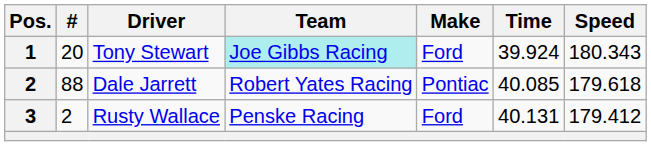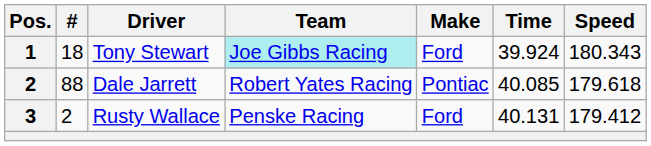(72, 52) 20 -> (72, 52) 18
